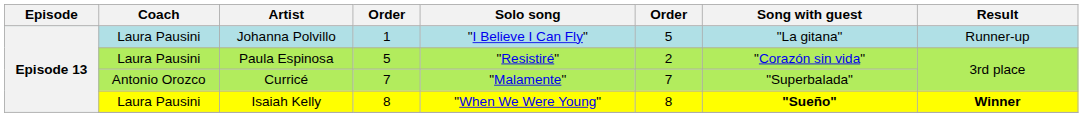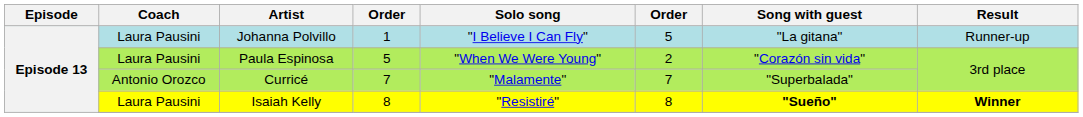(528, 58) "Resistiré" -> (528, 58) "When We Were Young"
(528, 101) "When We Were Young" -> (528, 101) "Resistiré"
